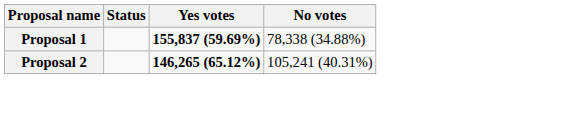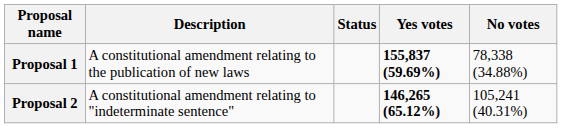+ column: (210, 24)
